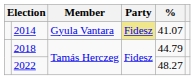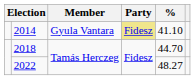(170, 30) 41.07 -> (170, 30) 41.10
(170, 48) 44.79 -> (170, 48) 44.70
